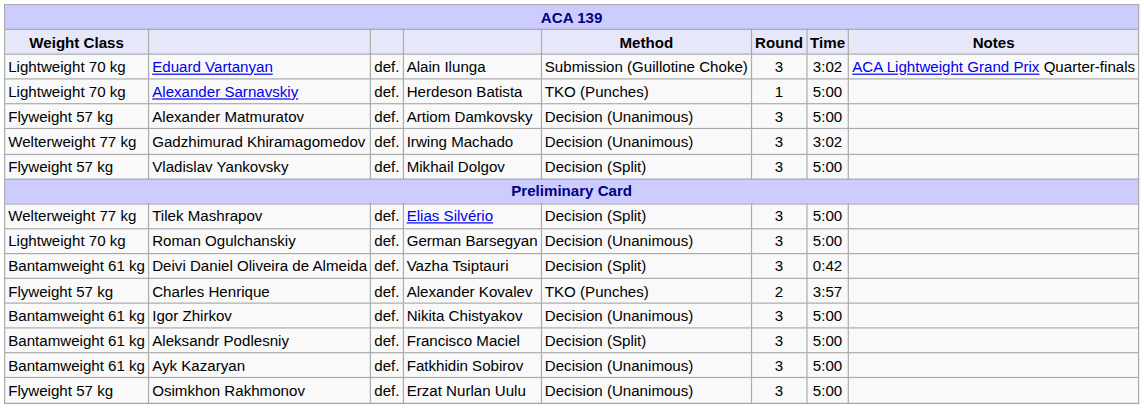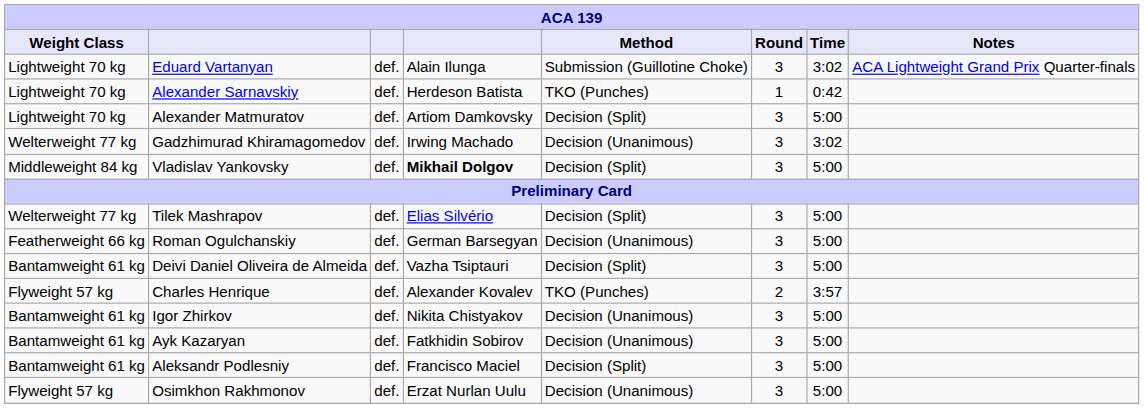(828, 92) 5:00 -> (828, 92) 0:42
(61, 116) Flyweight 57 kg -> (67, 116) Lightweight 70 kg
(619, 116) Decision (Unanimous) -> (596, 116) Decision (Split)
(61, 166) Flyweight 57 kg -> (73, 166) Middleweight 84 kg
(456, 166) normal -> (460, 166) bold
(67, 241) Lightweight 70 kg -> (77, 241) Featherweight 66 kg
(828, 266) 0:42 -> (828, 266) 5:00
rows swapped: (221, 340) <-> (199, 365)
